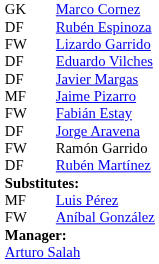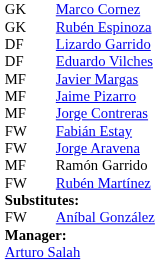(14, 26) DF -> (15, 26) GK
(16, 44) FW -> (14, 44) DF
(14, 79) DF -> (15, 79) MF
+ row: (102, 113)
(14, 131) DF -> (16, 148) FW
(16, 148) FW -> (15, 165) MF
(14, 165) DF -> (16, 183) FW
- row: (87, 200)
